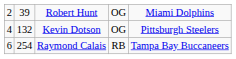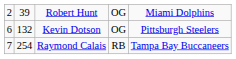(9, 29) 4 -> (9, 29) 6
(9, 45) 6 -> (9, 45) 7
